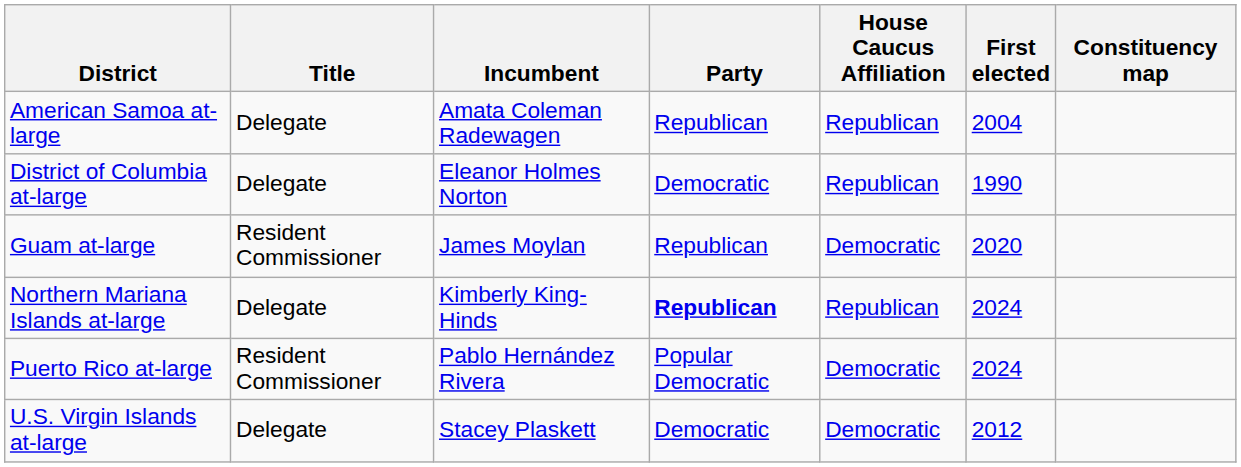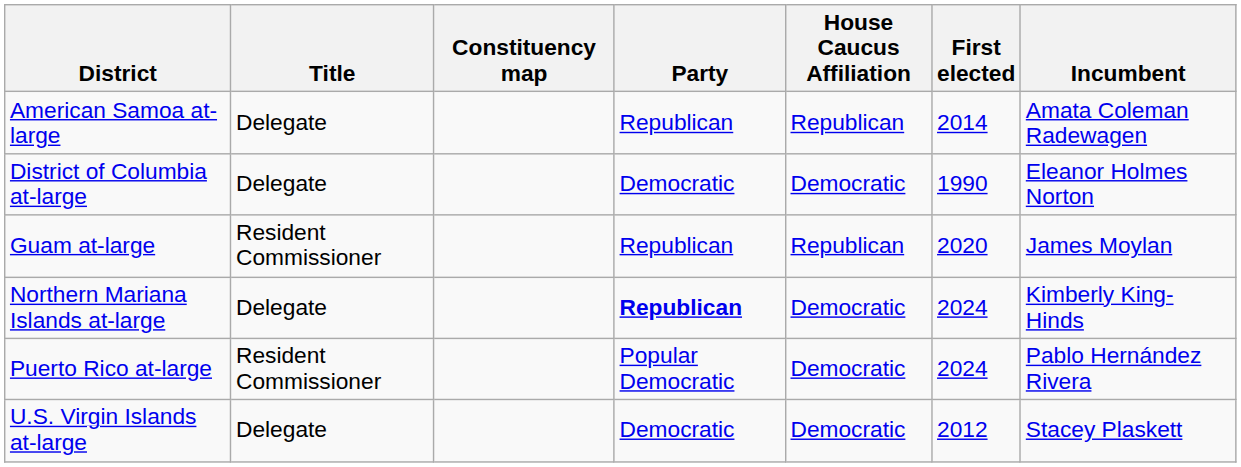columns swapped: (541, 73) <-> (1146, 60)
(997, 122) 2004 -> (962, 122) 2014
(882, 184) Republican -> (848, 184) Democratic
(883, 245) Democratic -> (847, 245) Republican
(882, 307) Republican -> (848, 307) Democratic
